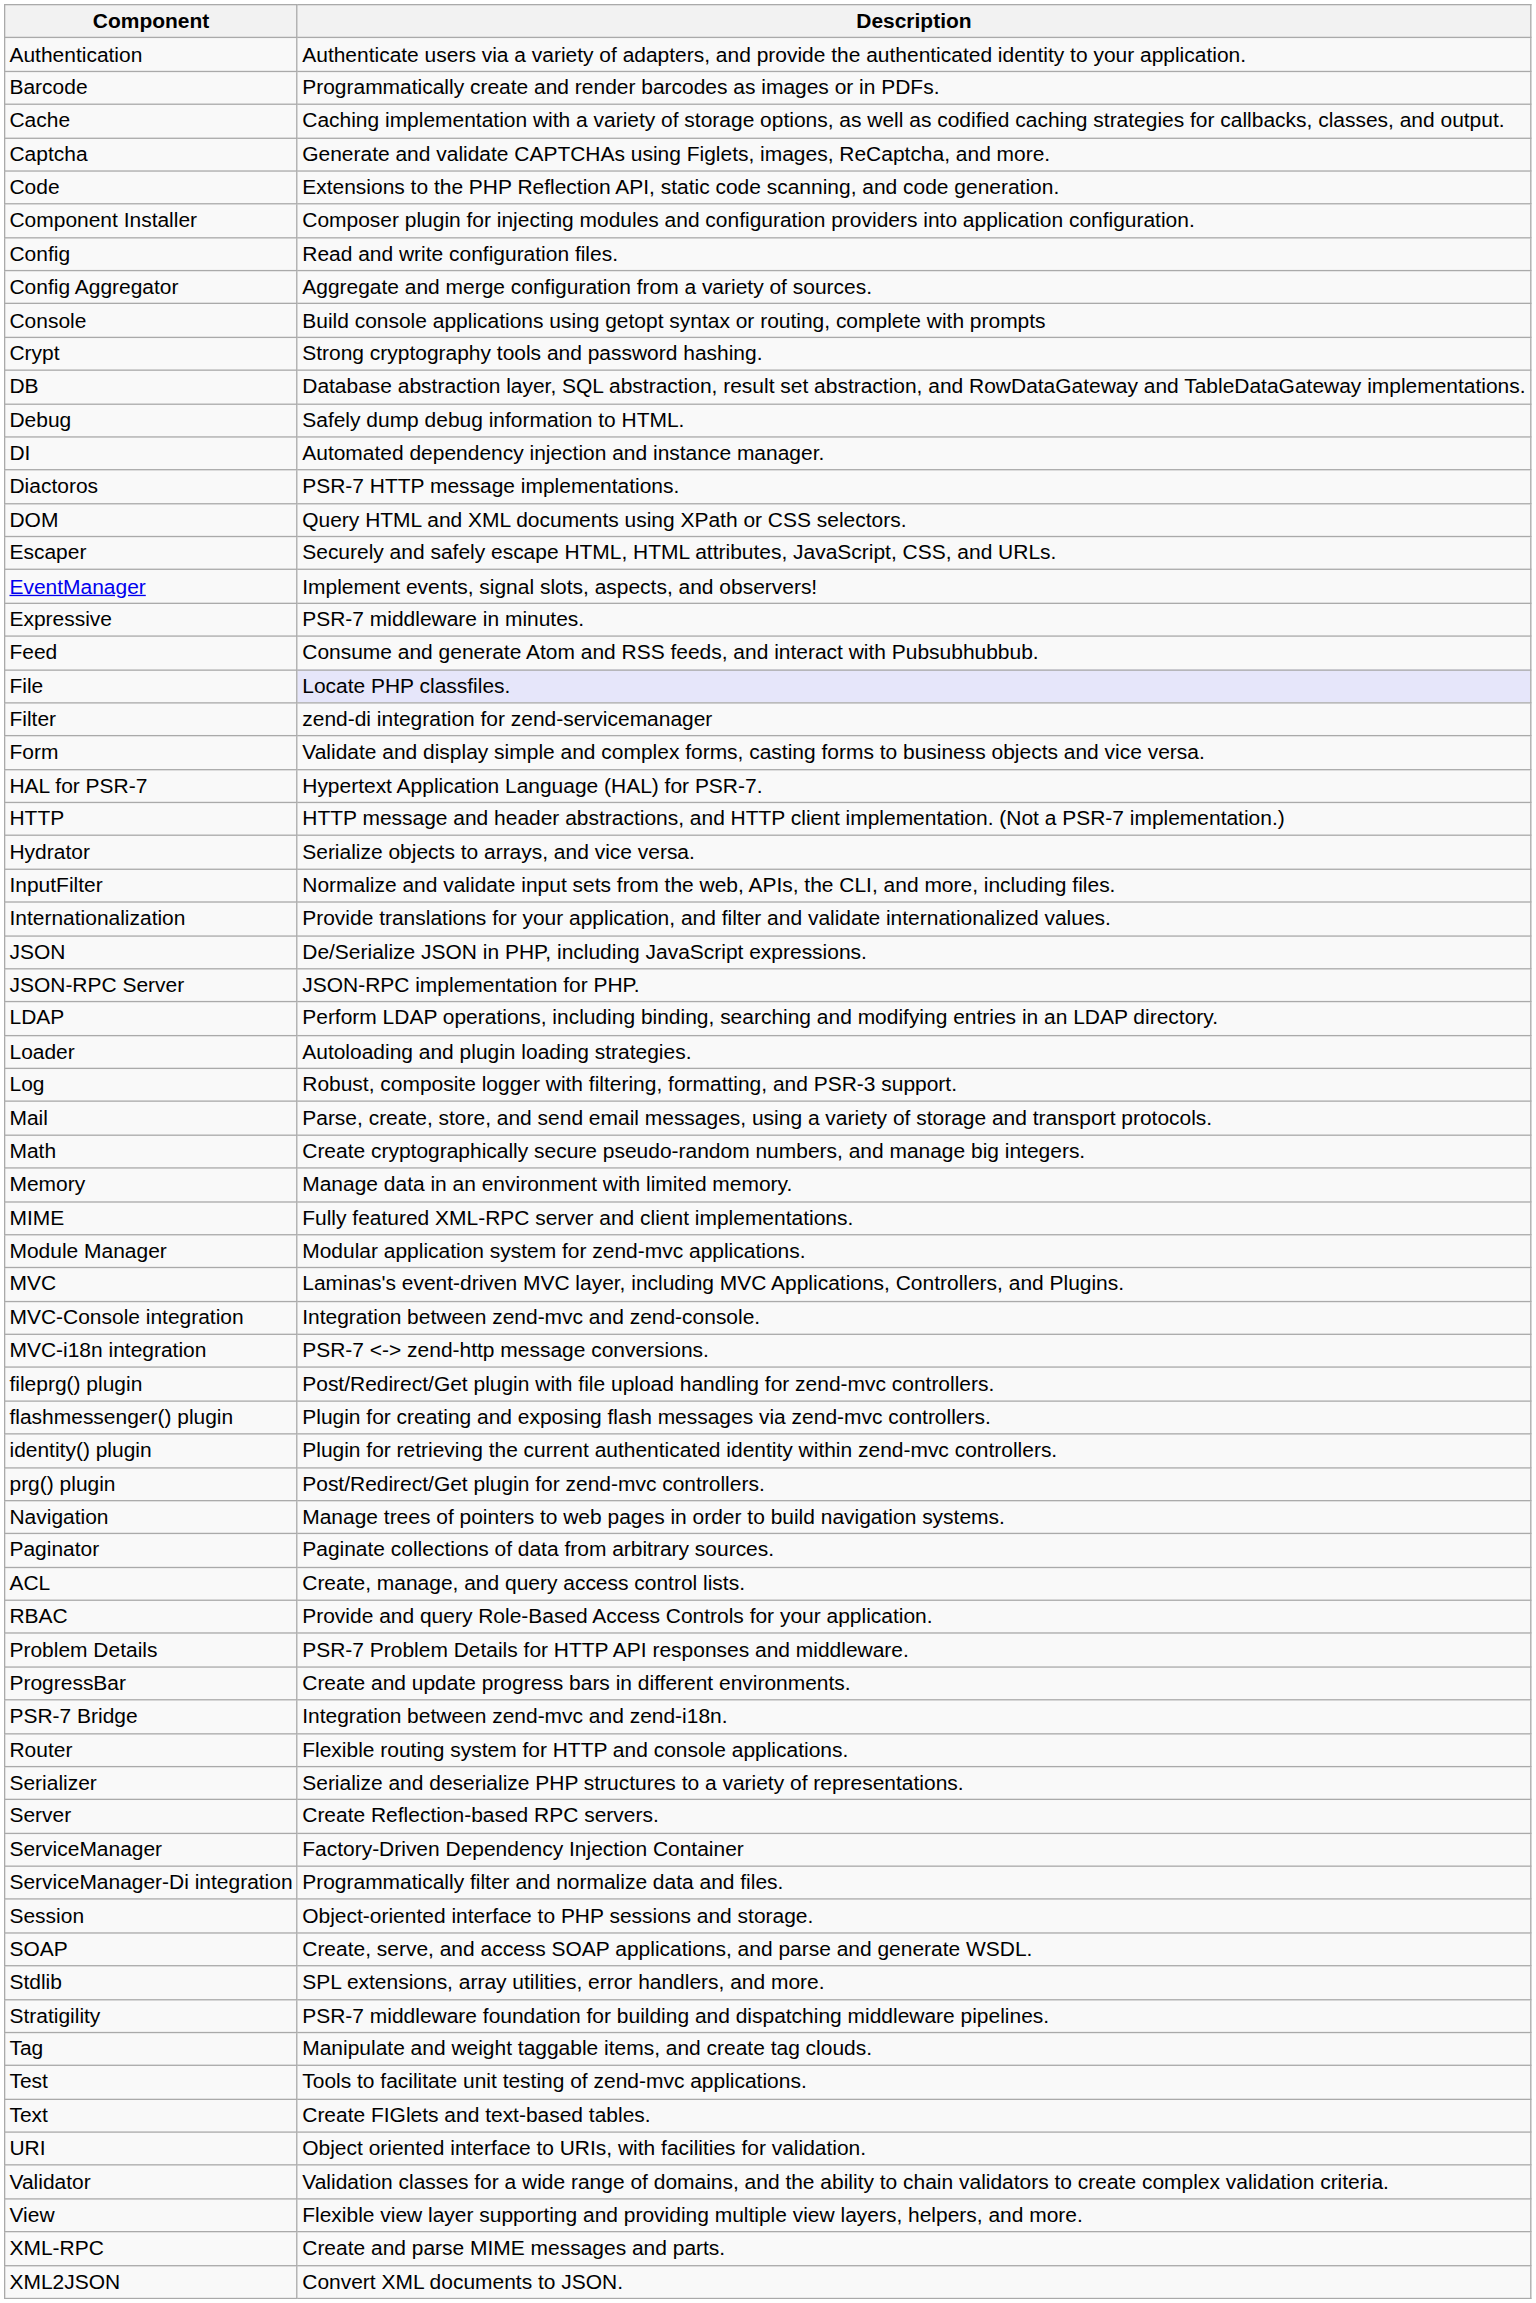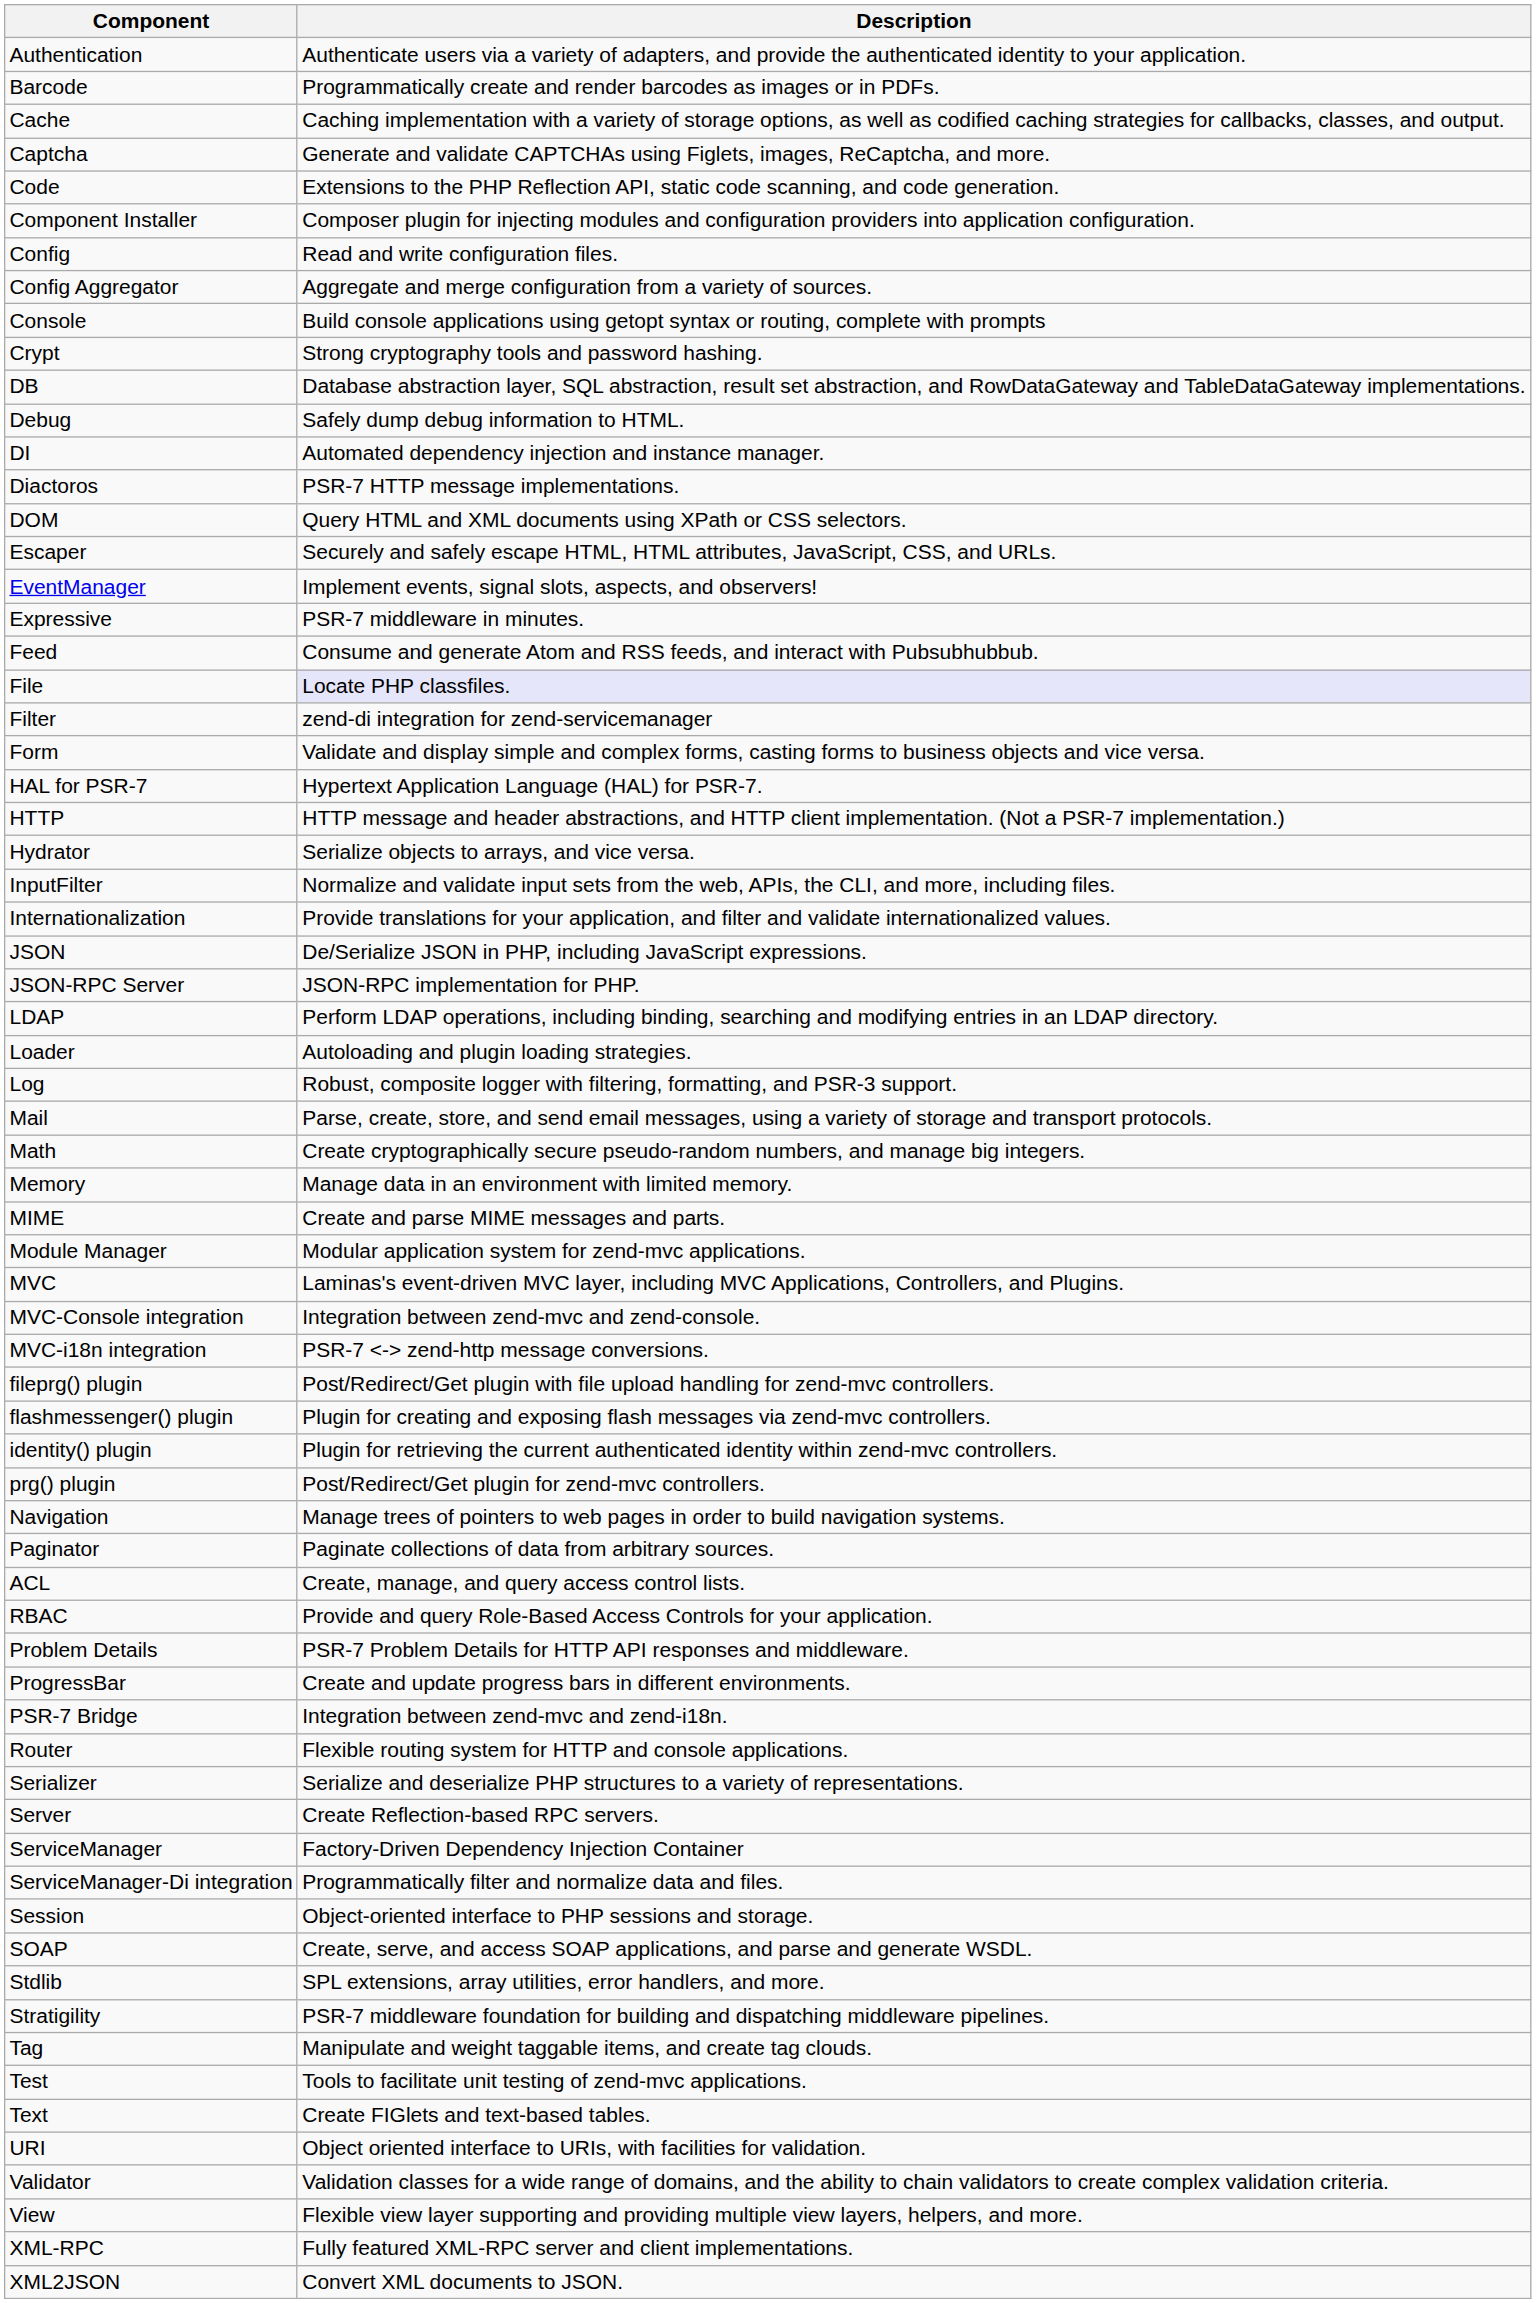(578, 1217) Fully featured XML-RPC server and client implementations. -> (514, 1217) Create and parse MIME messages and parts.
(514, 2248) Create and parse MIME messages and parts. -> (578, 2248) Fully featured XML-RPC server and client implementations.
